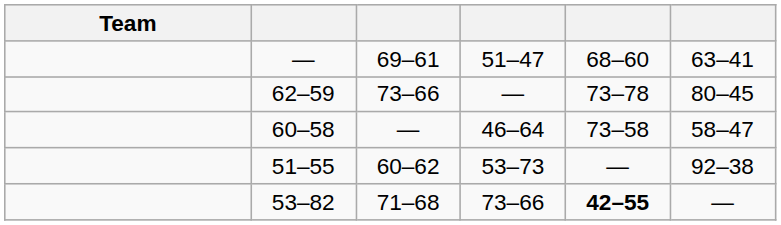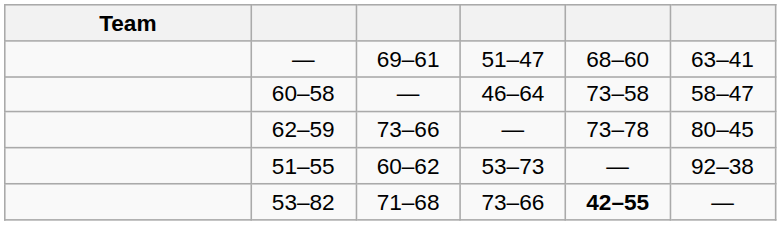rows swapped: (303, 130) <-> (303, 94)
